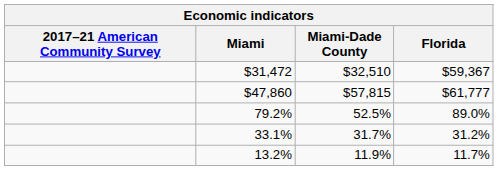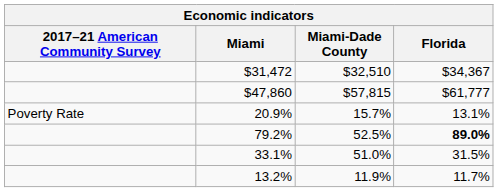(466, 72) $59,367 -> (466, 72) $34,367
+ row: (273, 114)
(471, 114) normal -> (471, 135) bold
(372, 135) 31.7% -> (372, 156) 51.0%
(471, 135) 31.2% -> (471, 156) 31.5%
